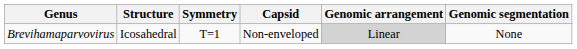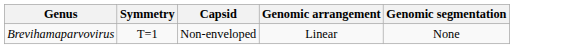- column: (148, 14)
(384, 33) lightgrey background -> (321, 33) no background
